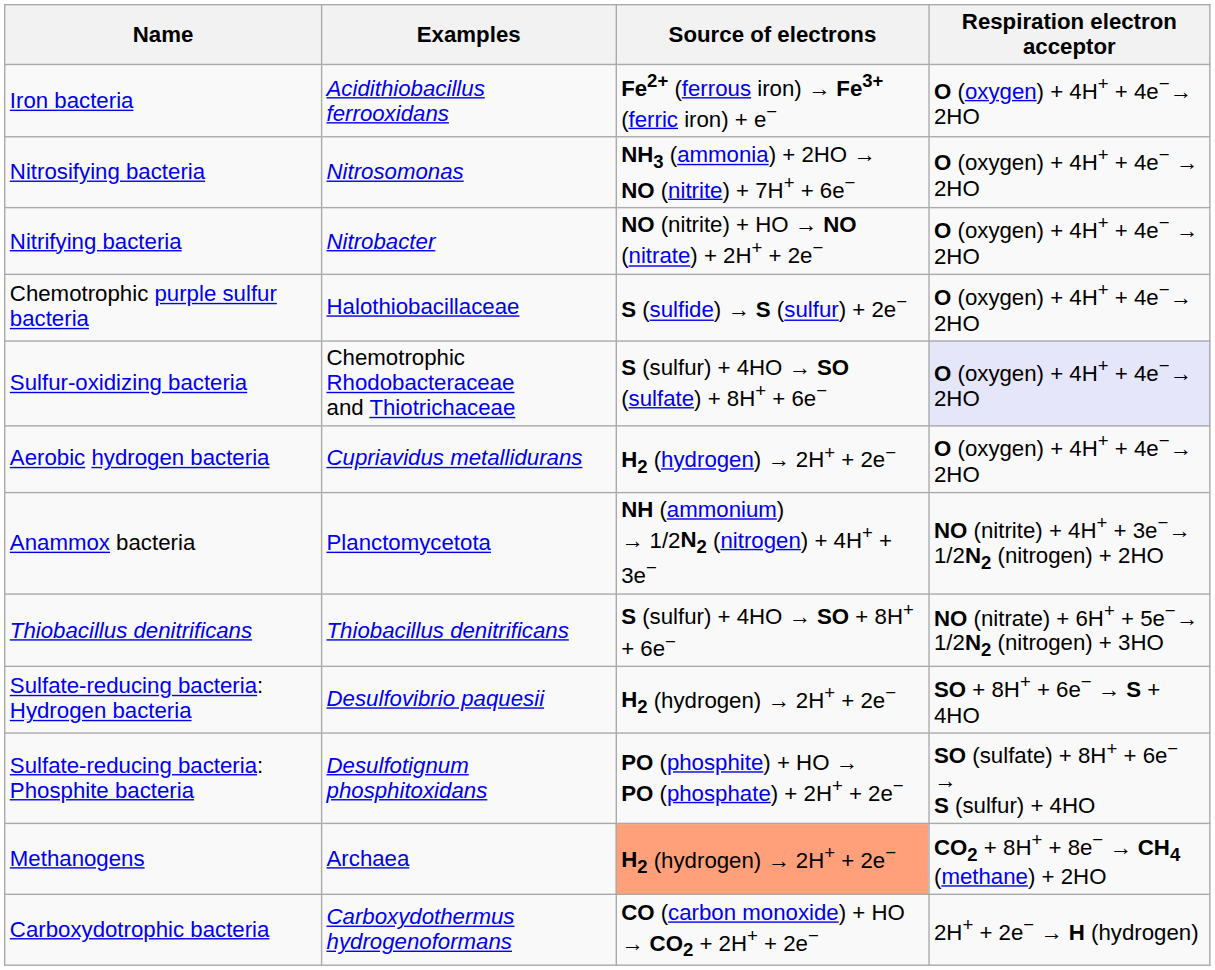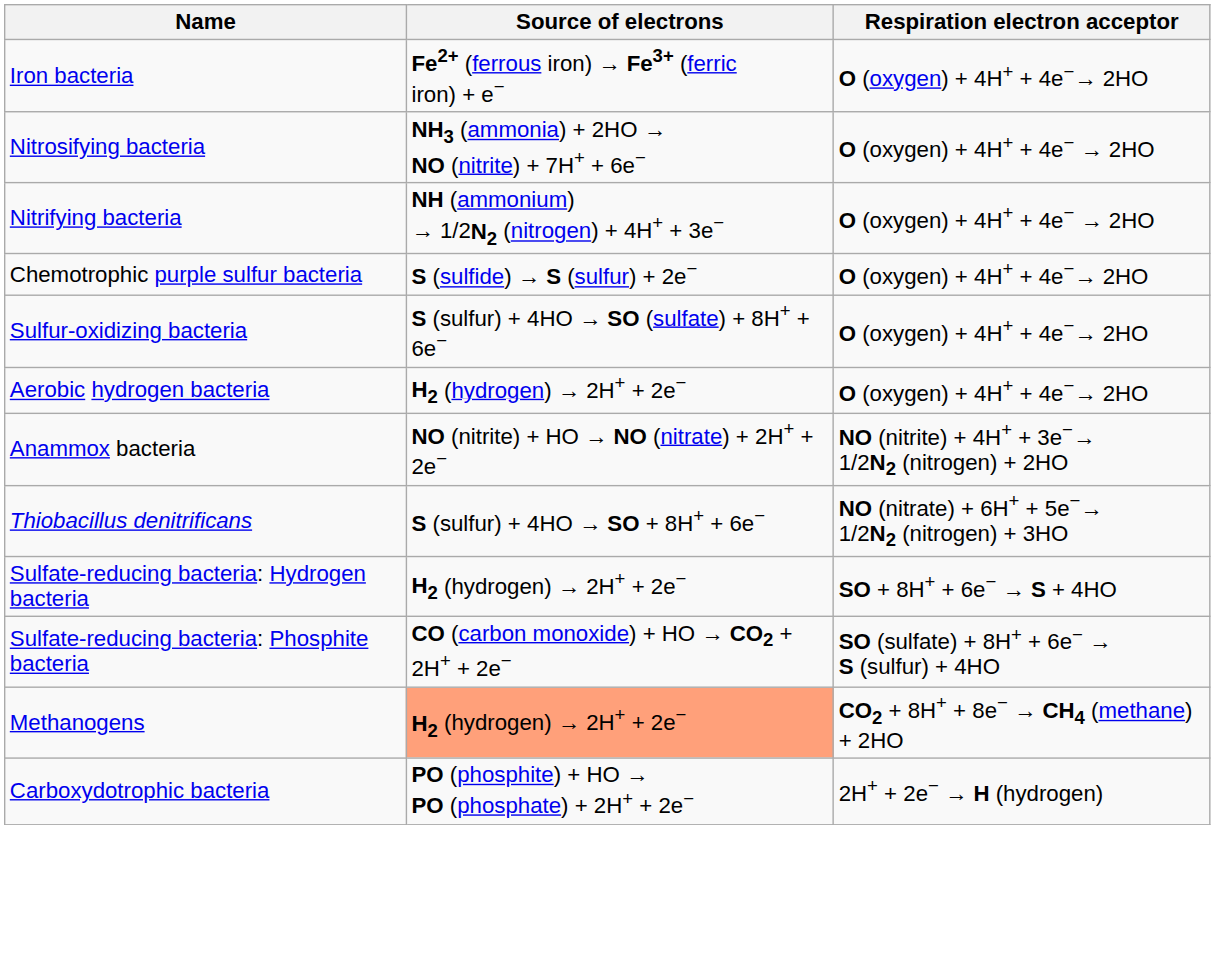- column: (469, 34)
(739, 241) NO (nitrite) + HO → NO (nitrate) + 2H+ + 2e− -> (568, 218) NH (ammonium) → 1/2N2 (nitrogen) + 4H+ + 3e−
(1063, 383) lavender background -> (994, 331) no background
(757, 542) NH (ammonium) → 1/2N2 (nitrogen) + 4H+ + 3e− -> (612, 449) NO (nitrite) + HO → NO (nitrate) + 2H+ + 2e−
(762, 778) PO (phosphite) + HO → PO (phosphate) + 2H+ + 2e− -> (602, 651) CO (carbon monoxide) + HO → CO2 + 2H+ + 2e−
(763, 930) CO (carbon monoxide) + HO → CO2 + 2H+ + 2e− -> (553, 790) PO (phosphite) + HO → PO (phosphate) + 2H+ + 2e−
